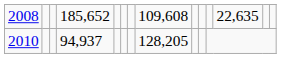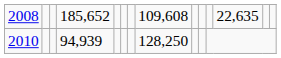(81, 41) 94,937 -> (81, 41) 94,939
(163, 41) 128,205 -> (163, 41) 128,250
